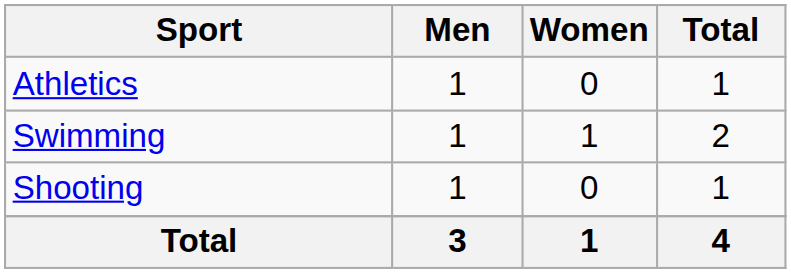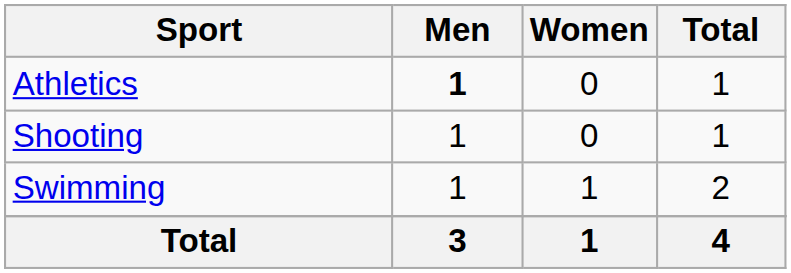(457, 83) normal -> (457, 83) bold
rows swapped: (78, 188) <-> (89, 135)
